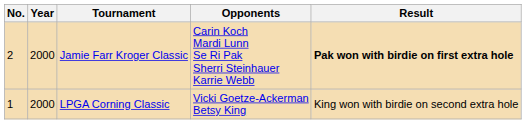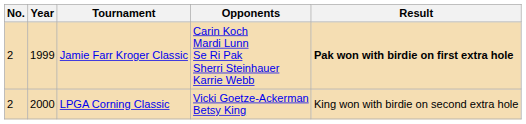(42, 56) 2000 -> (42, 56) 1999
(10, 104) 1 -> (10, 104) 2
